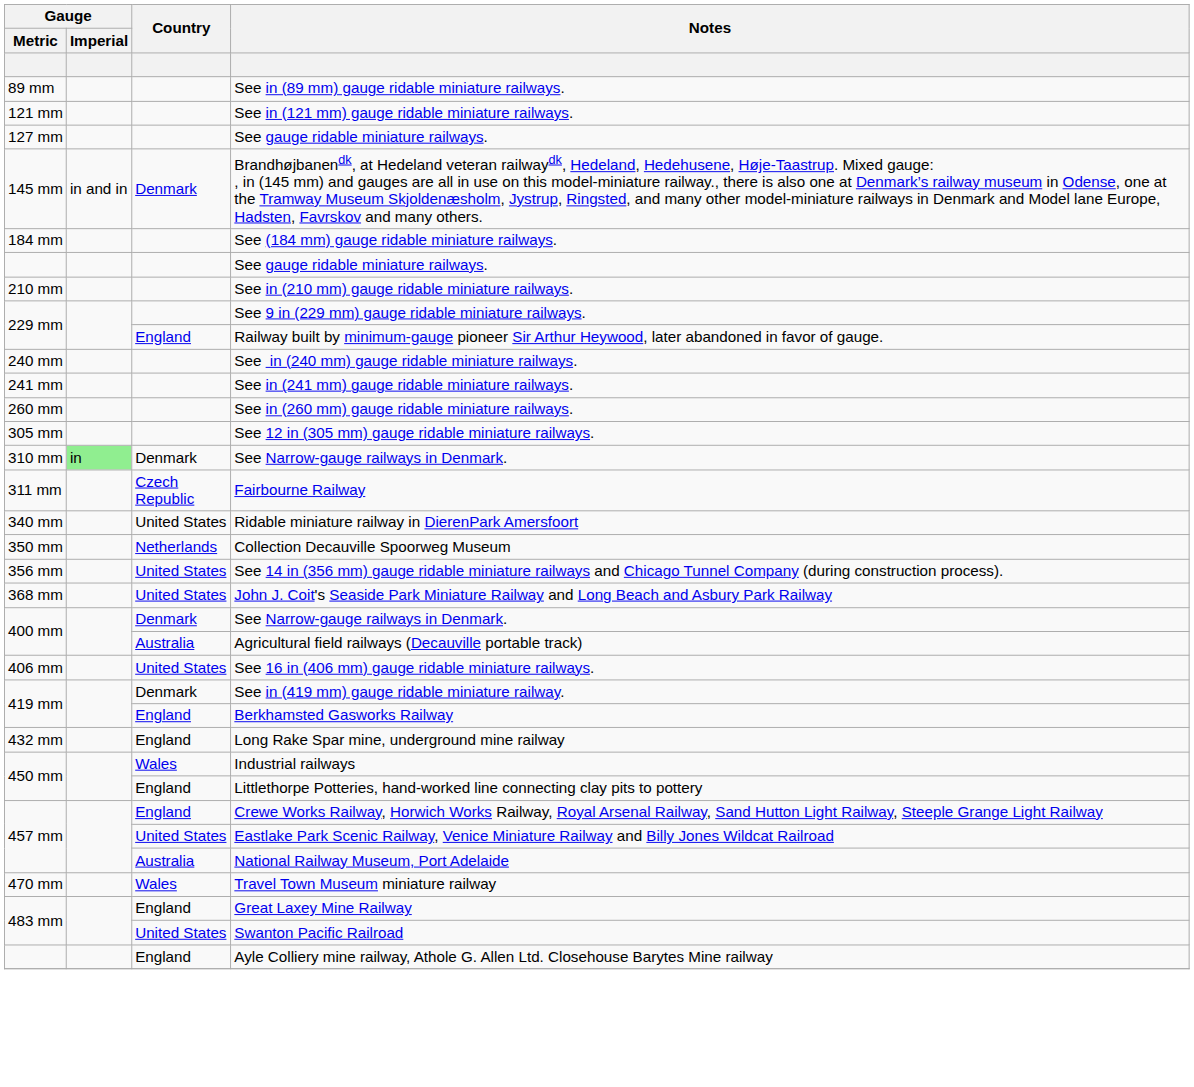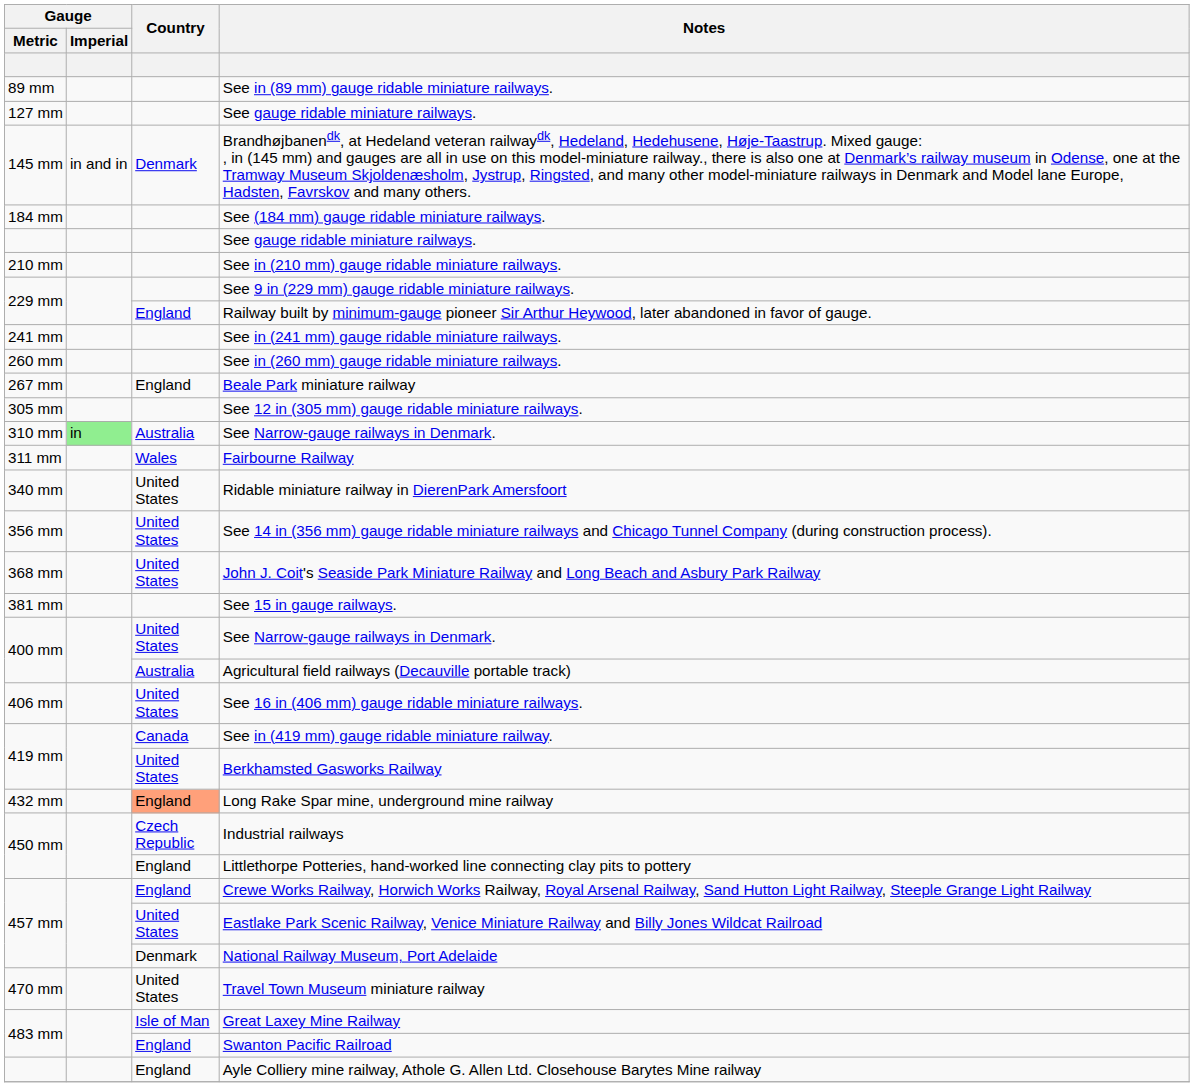- row: (35, 112)
- row: (35, 361)
+ row: (35, 385)
(166, 457) Denmark -> (165, 433) Australia
(165, 490) Czech Republic -> (156, 457) Wales
- row: (35, 547)
+ row: (35, 605)
(166, 619) Denmark -> (157, 638) United States
(166, 691) Denmark -> (162, 736) Canada
(163, 715) England -> (157, 768) United States
(163, 739) no background -> (163, 801) lightsalmon background
(156, 764) Wales -> (165, 833) Czech Republic
(165, 860) Australia -> (166, 956) Denmark
(156, 884) Wales -> (157, 988) United States
(163, 908) England -> (172, 1021) Isle of Man
(181, 932) United States -> (163, 1045) England
